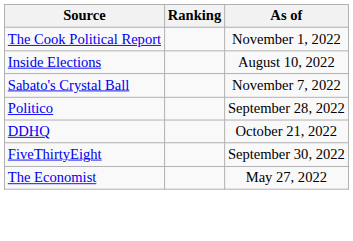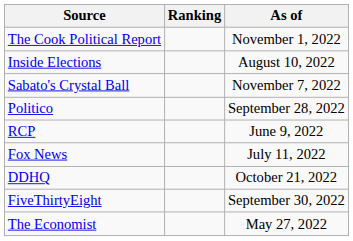+ row: (22, 131)
+ row: (38, 154)
